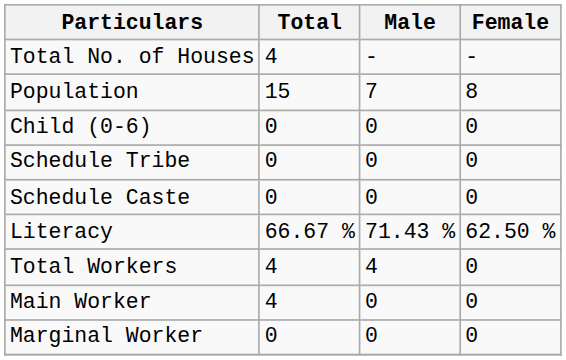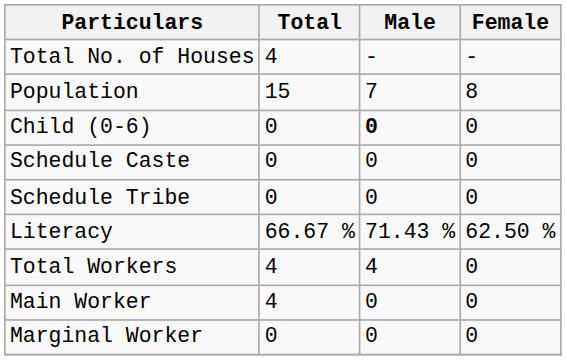(371, 127) normal -> (371, 127) bold
rows swapped: (100, 197) <-> (100, 162)
